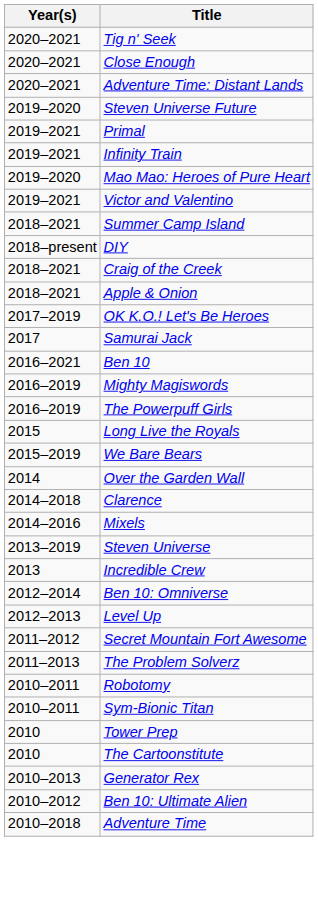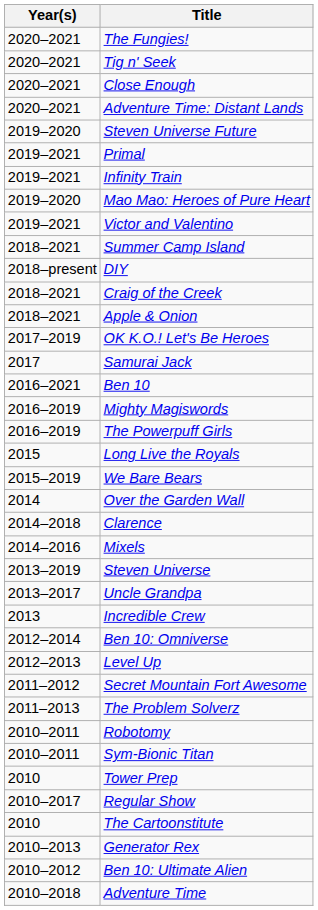+ row: (146, 39)
+ row: (153, 593)
+ row: (149, 801)
